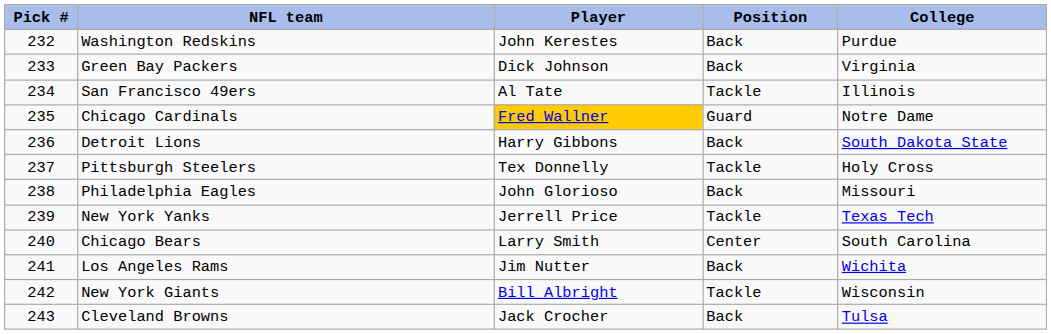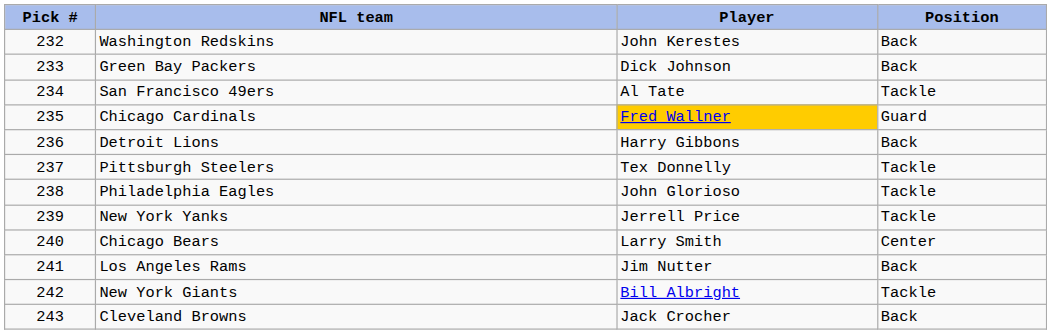- column: (942, 17)
(725, 192) Back -> (908, 192) Tackle
